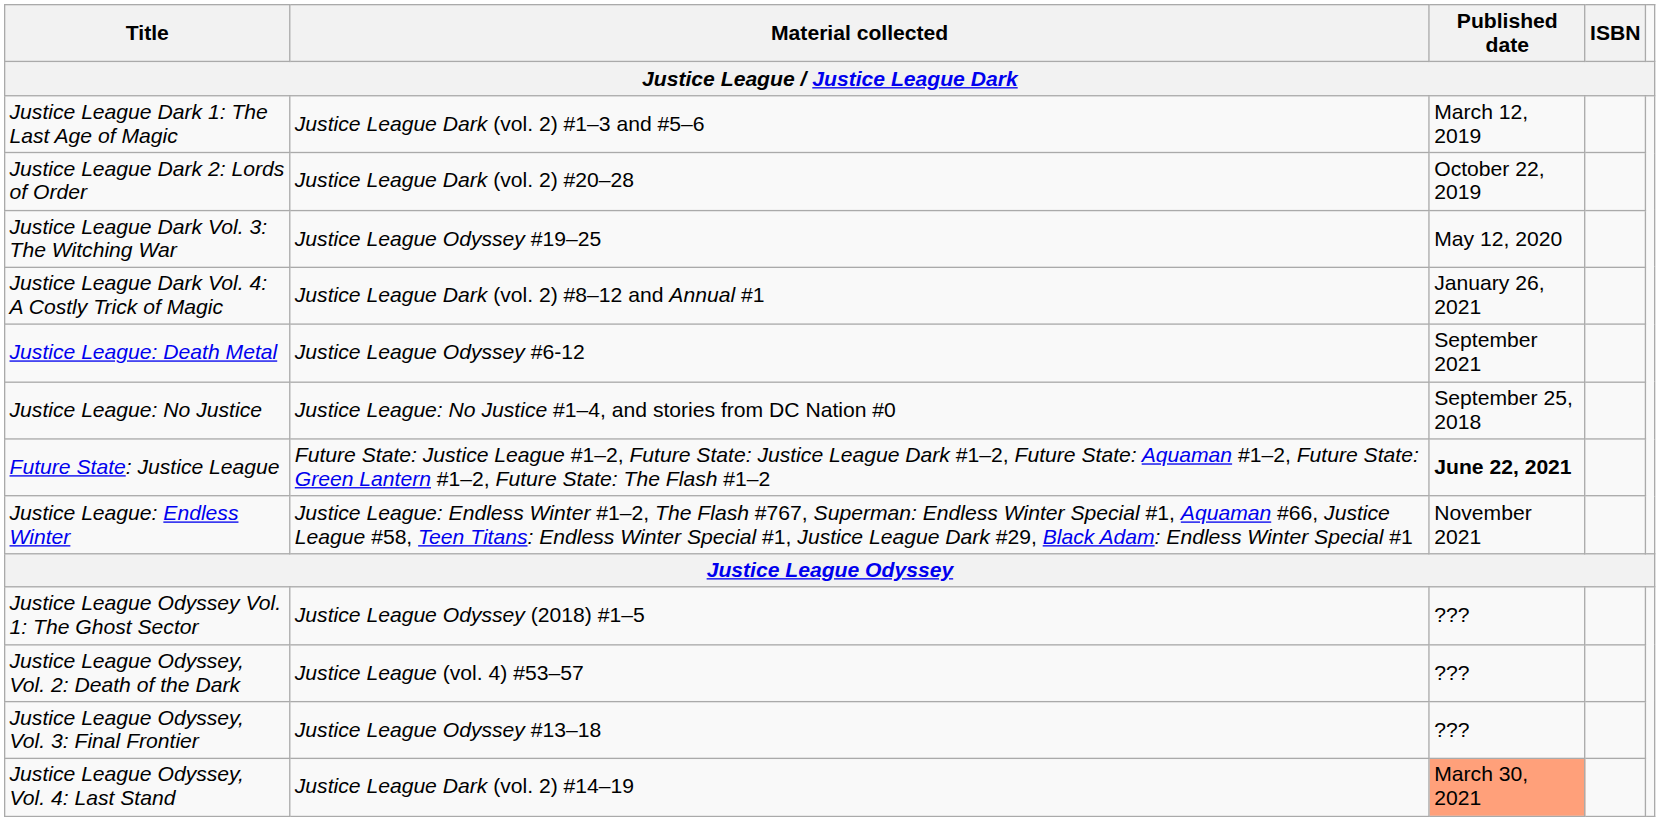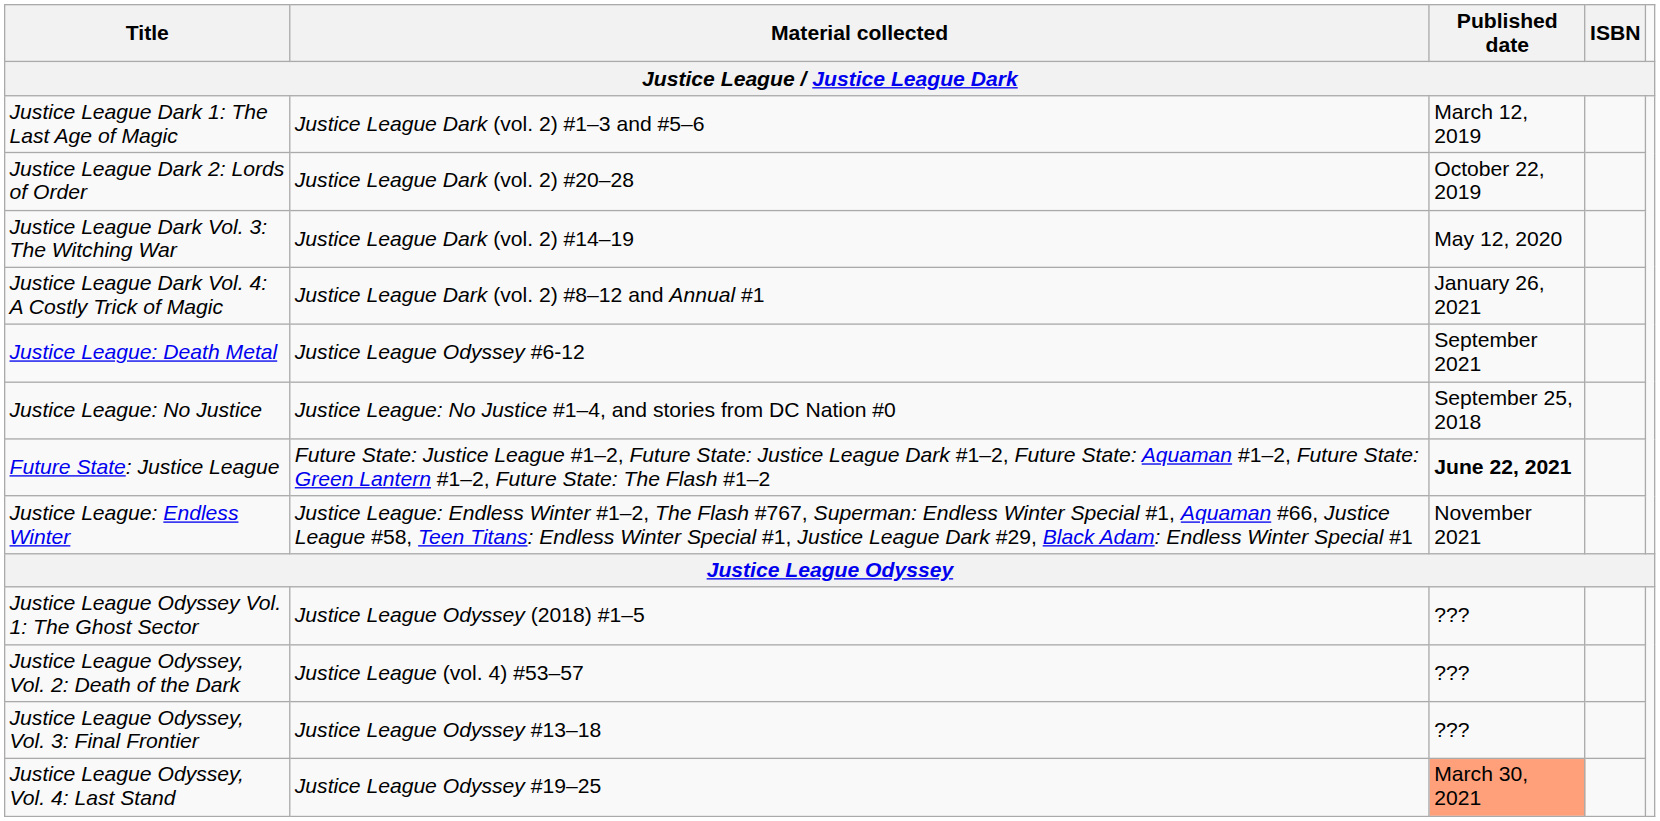(448, 238) Justice League Odyssey #19–25 -> (464, 238) Justice League Dark (vol. 2) #14–19
(464, 787) Justice League Dark (vol. 2) #14–19 -> (448, 787) Justice League Odyssey #19–25
